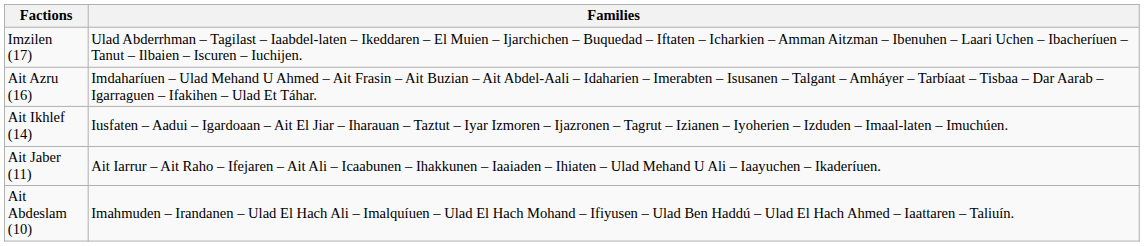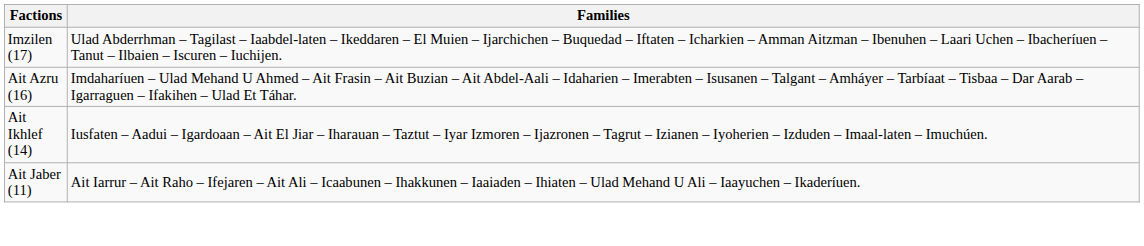- row: (37, 213)
